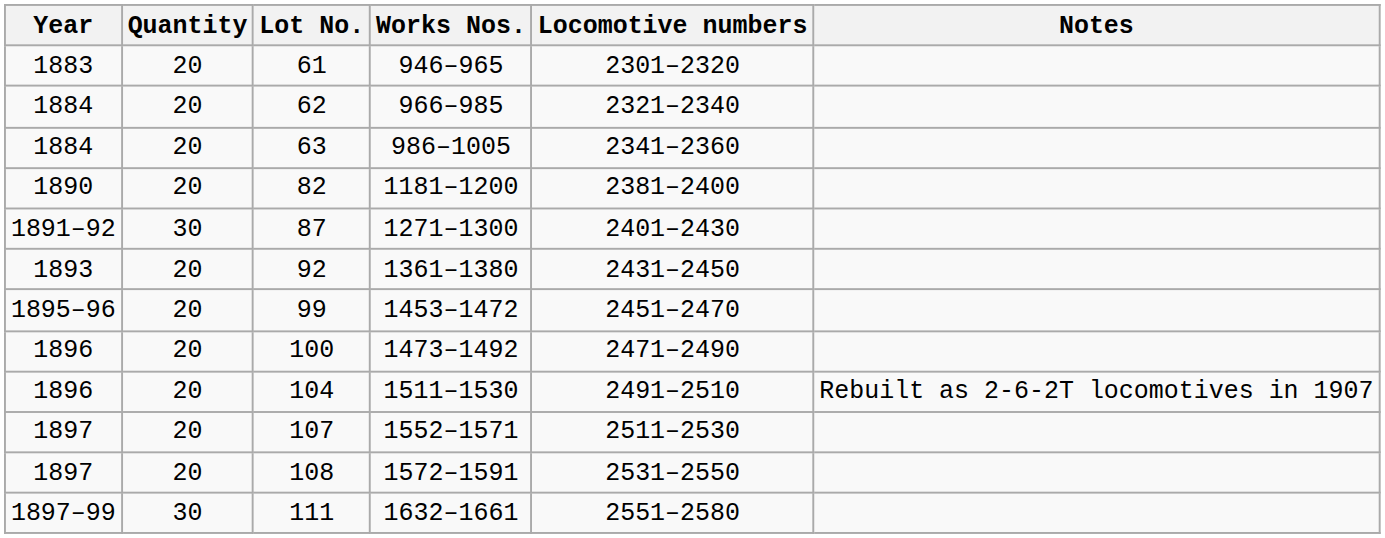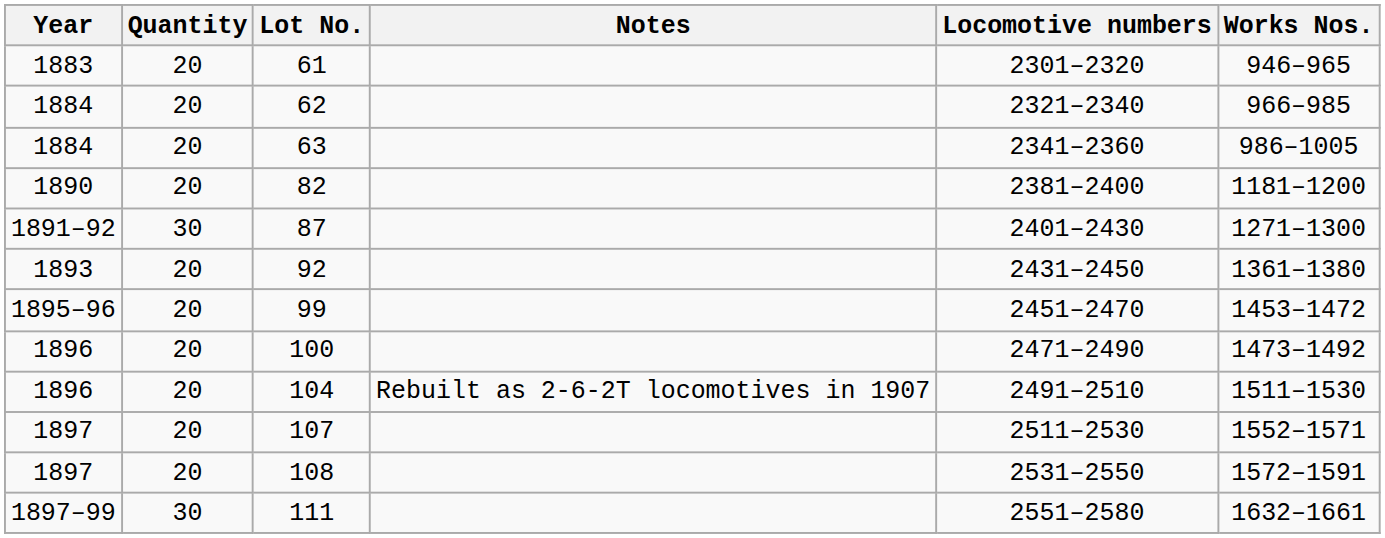columns swapped: (451, 25) <-> (1096, 25)
